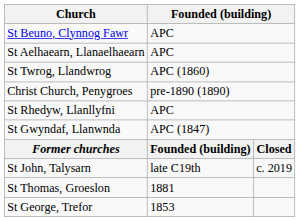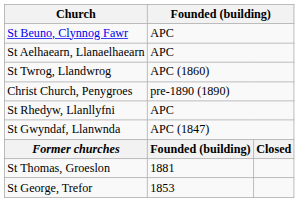- row: (49, 168)
